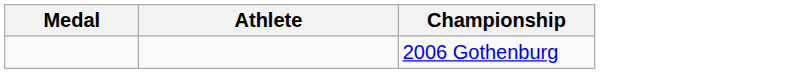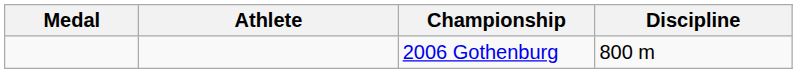+ column: (693, 20)
